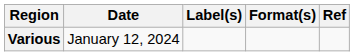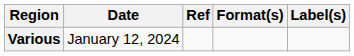columns swapped: (214, 16) <-> (334, 16)
